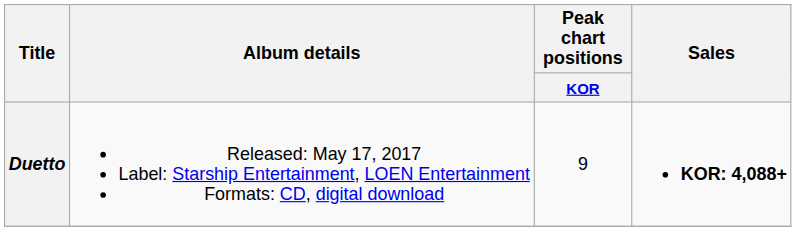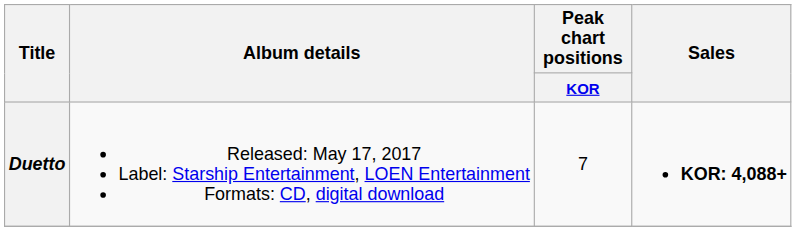(583, 164) 9 -> (583, 164) 7
